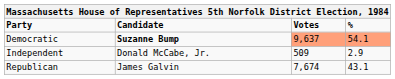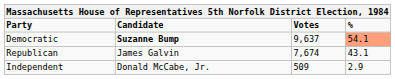(306, 39) lightsalmon background -> (306, 39) no background
rows swapped: (32, 67) <-> (35, 53)
